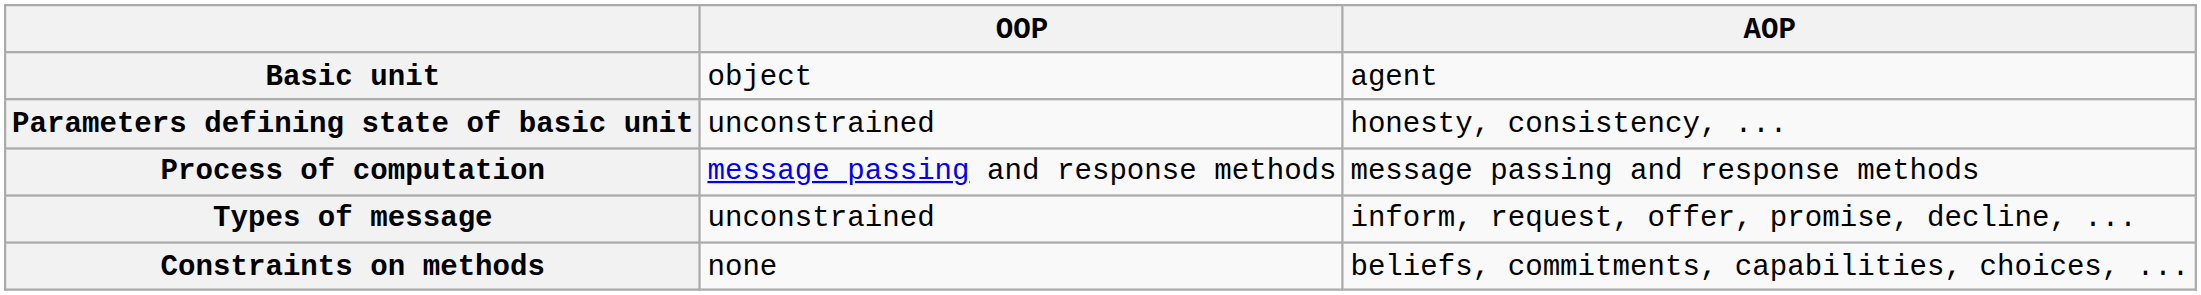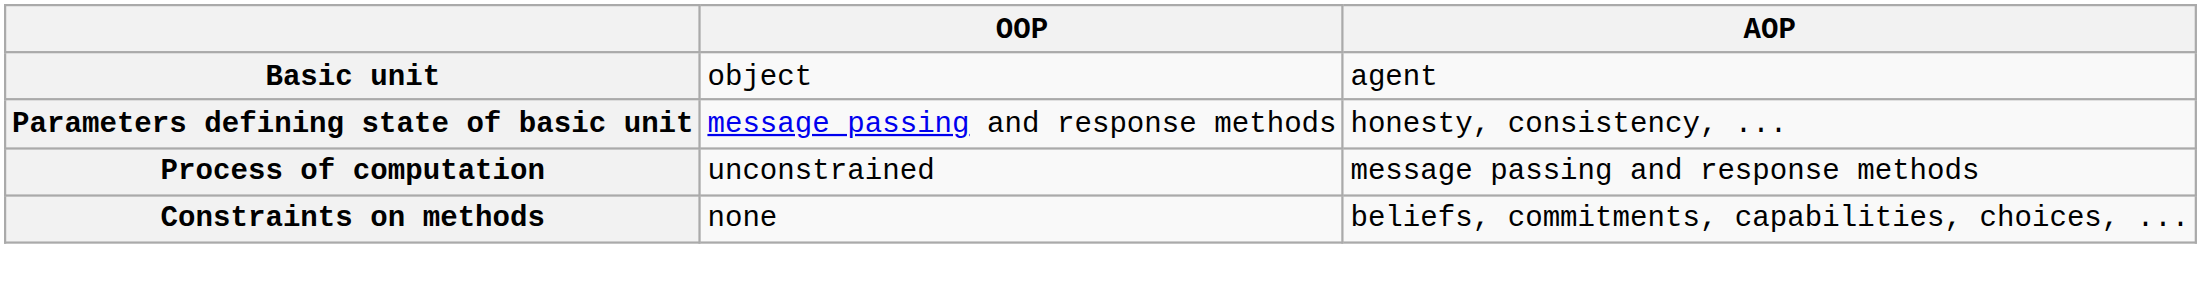(821, 124) unconstrained -> (1022, 124) message passing and response methods
(1022, 171) message passing and response methods -> (821, 171) unconstrained
- row: (353, 219)
